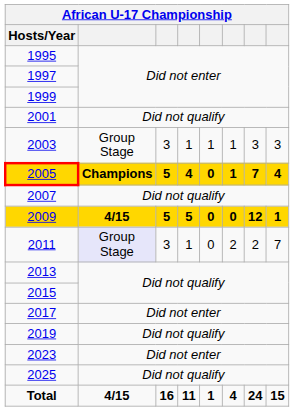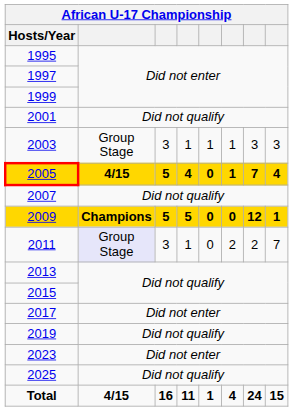(117, 174) Champions -> (117, 174) 4/15
(117, 216) 4/15 -> (116, 216) Champions
